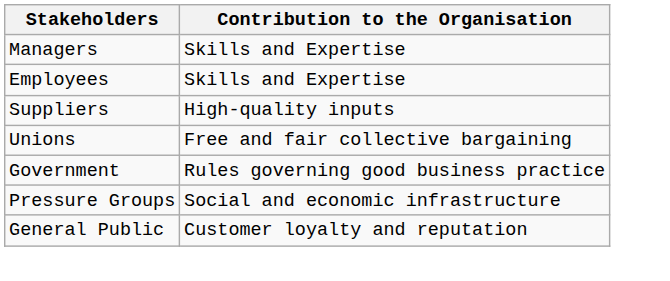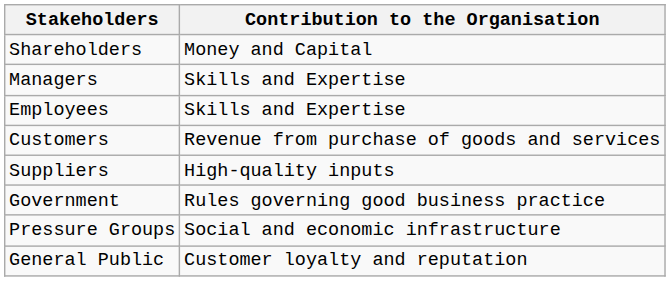+ row: (76, 50)
+ row: (59, 140)
- row: (42, 140)
